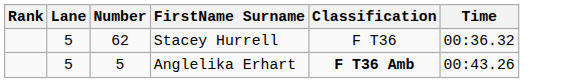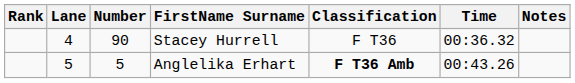+ column: (544, 17)
(69, 41) 5 -> (69, 41) 4
(120, 41) 62 -> (120, 41) 90
